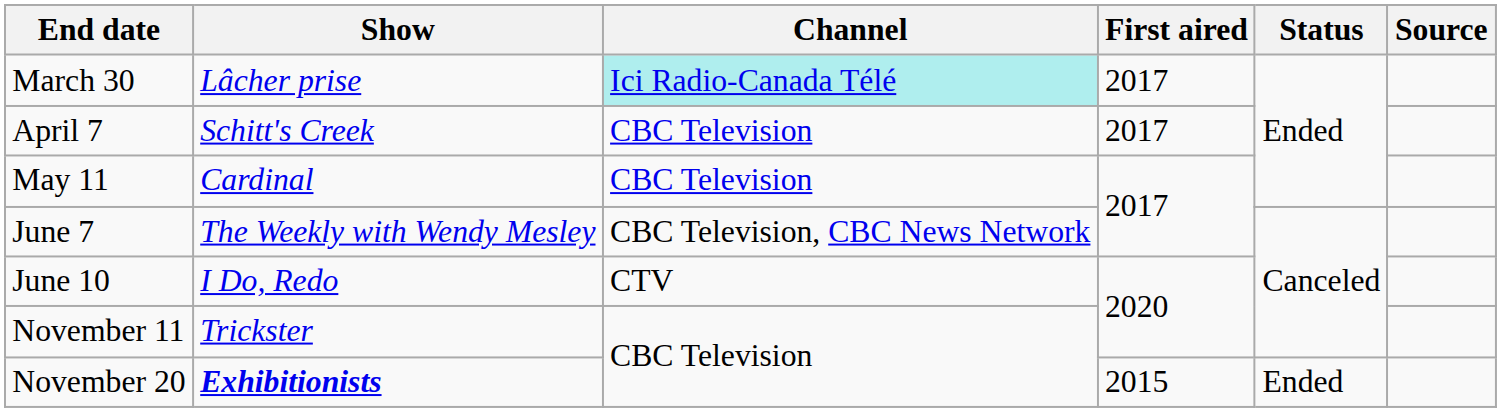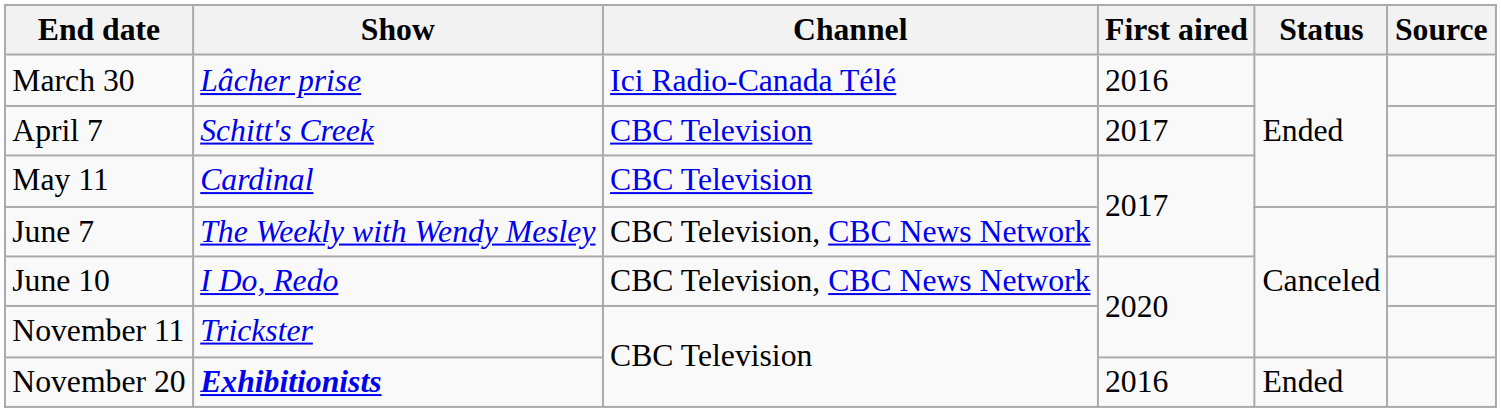(753, 79) paleturquoise background -> (753, 79) no background
(1137, 79) 2017 -> (1137, 79) 2016
(642, 280) CTV -> (850, 280) CBC Television, CBC News Network
(1137, 381) 2015 -> (1137, 381) 2016
